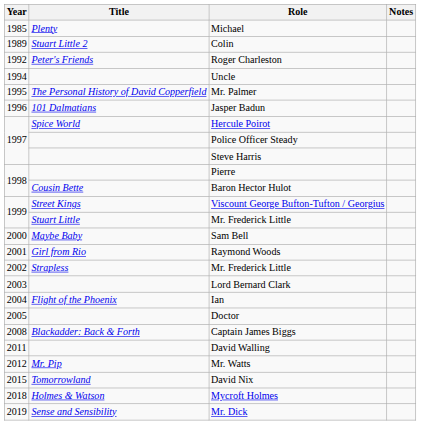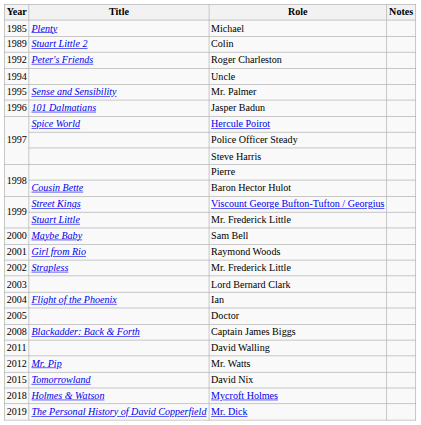(119, 92) The Personal History of David Copperfield -> (74, 92) Sense and Sensibility
(74, 412) Sense and Sensibility -> (119, 412) The Personal History of David Copperfield
